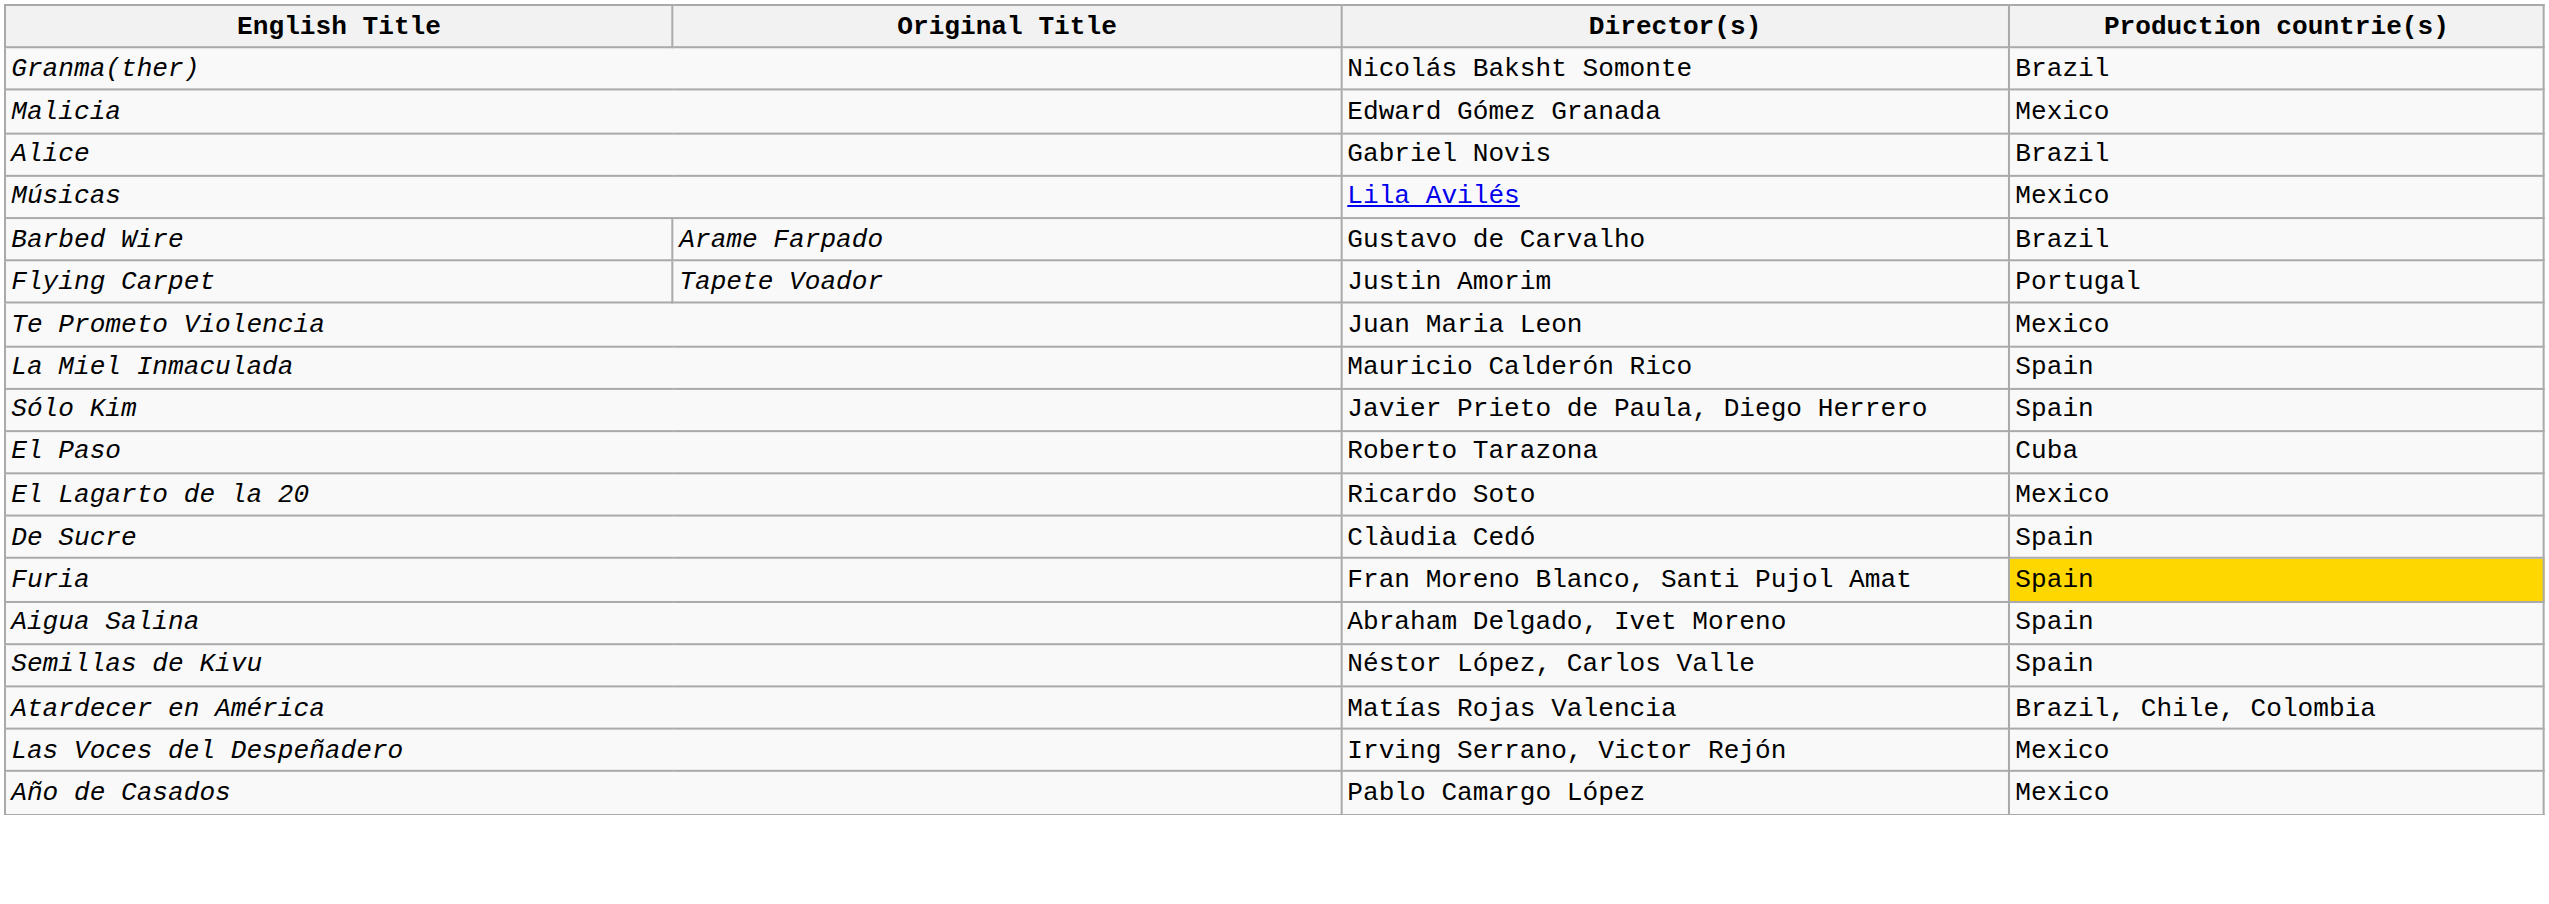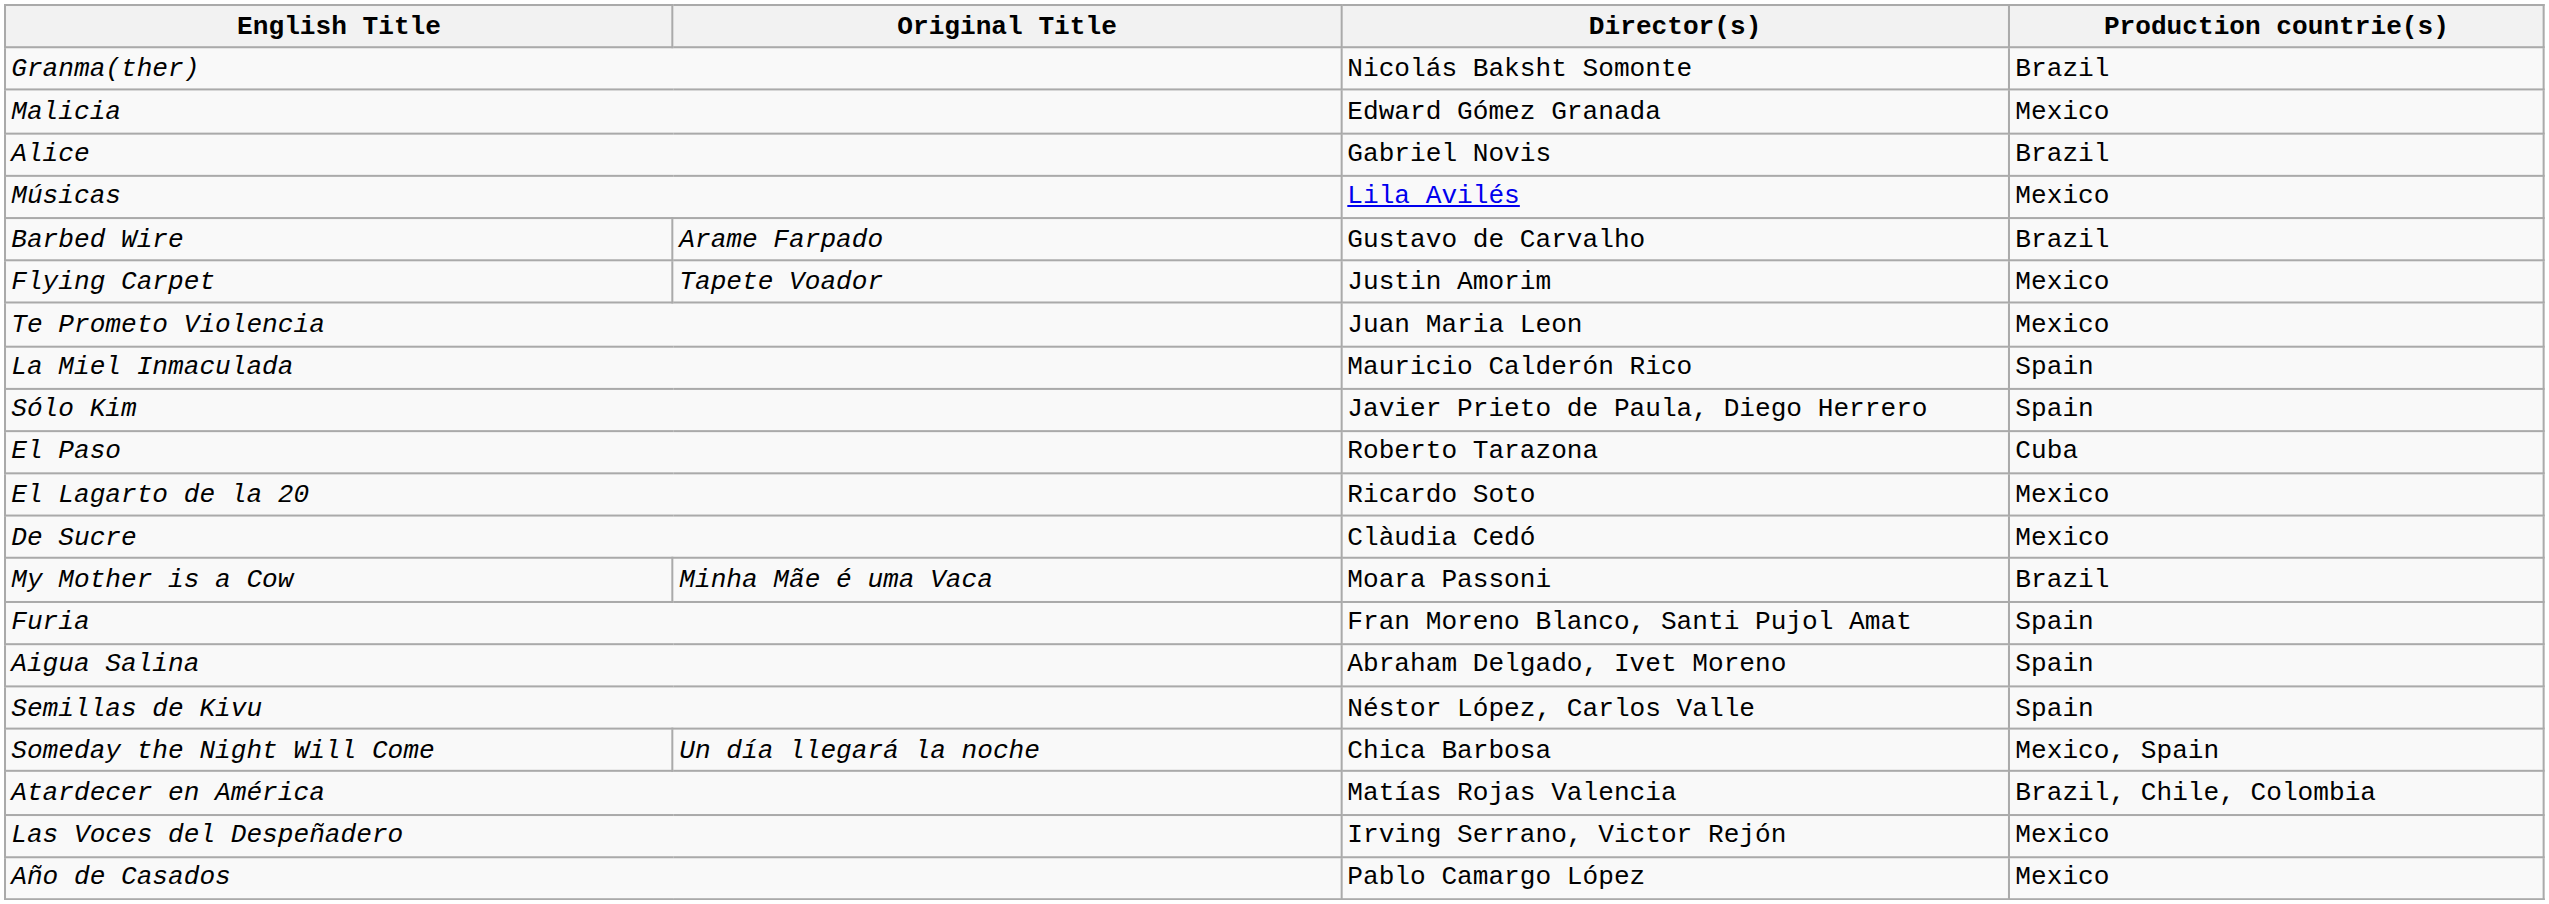(2078, 282) Portugal -> (2062, 282) Mexico
(2055, 537) Spain -> (2062, 537) Mexico
+ row: (152, 580)
(2055, 580) gold background -> (2055, 623) no background
+ row: (223, 750)
